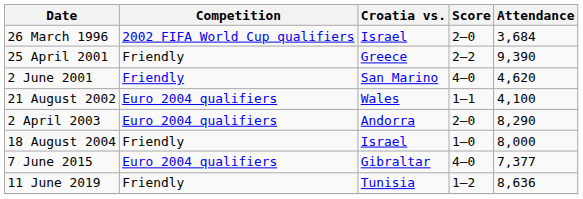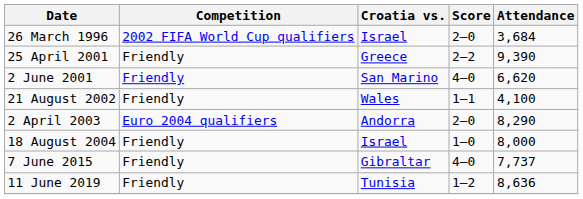(516, 78) 4,620 -> (516, 78) 6,620
(200, 99) Euro 2004 qualifiers -> (153, 99) Friendly
(200, 162) Euro 2004 qualifiers -> (153, 162) Friendly
(516, 162) 7,377 -> (516, 162) 7,737
